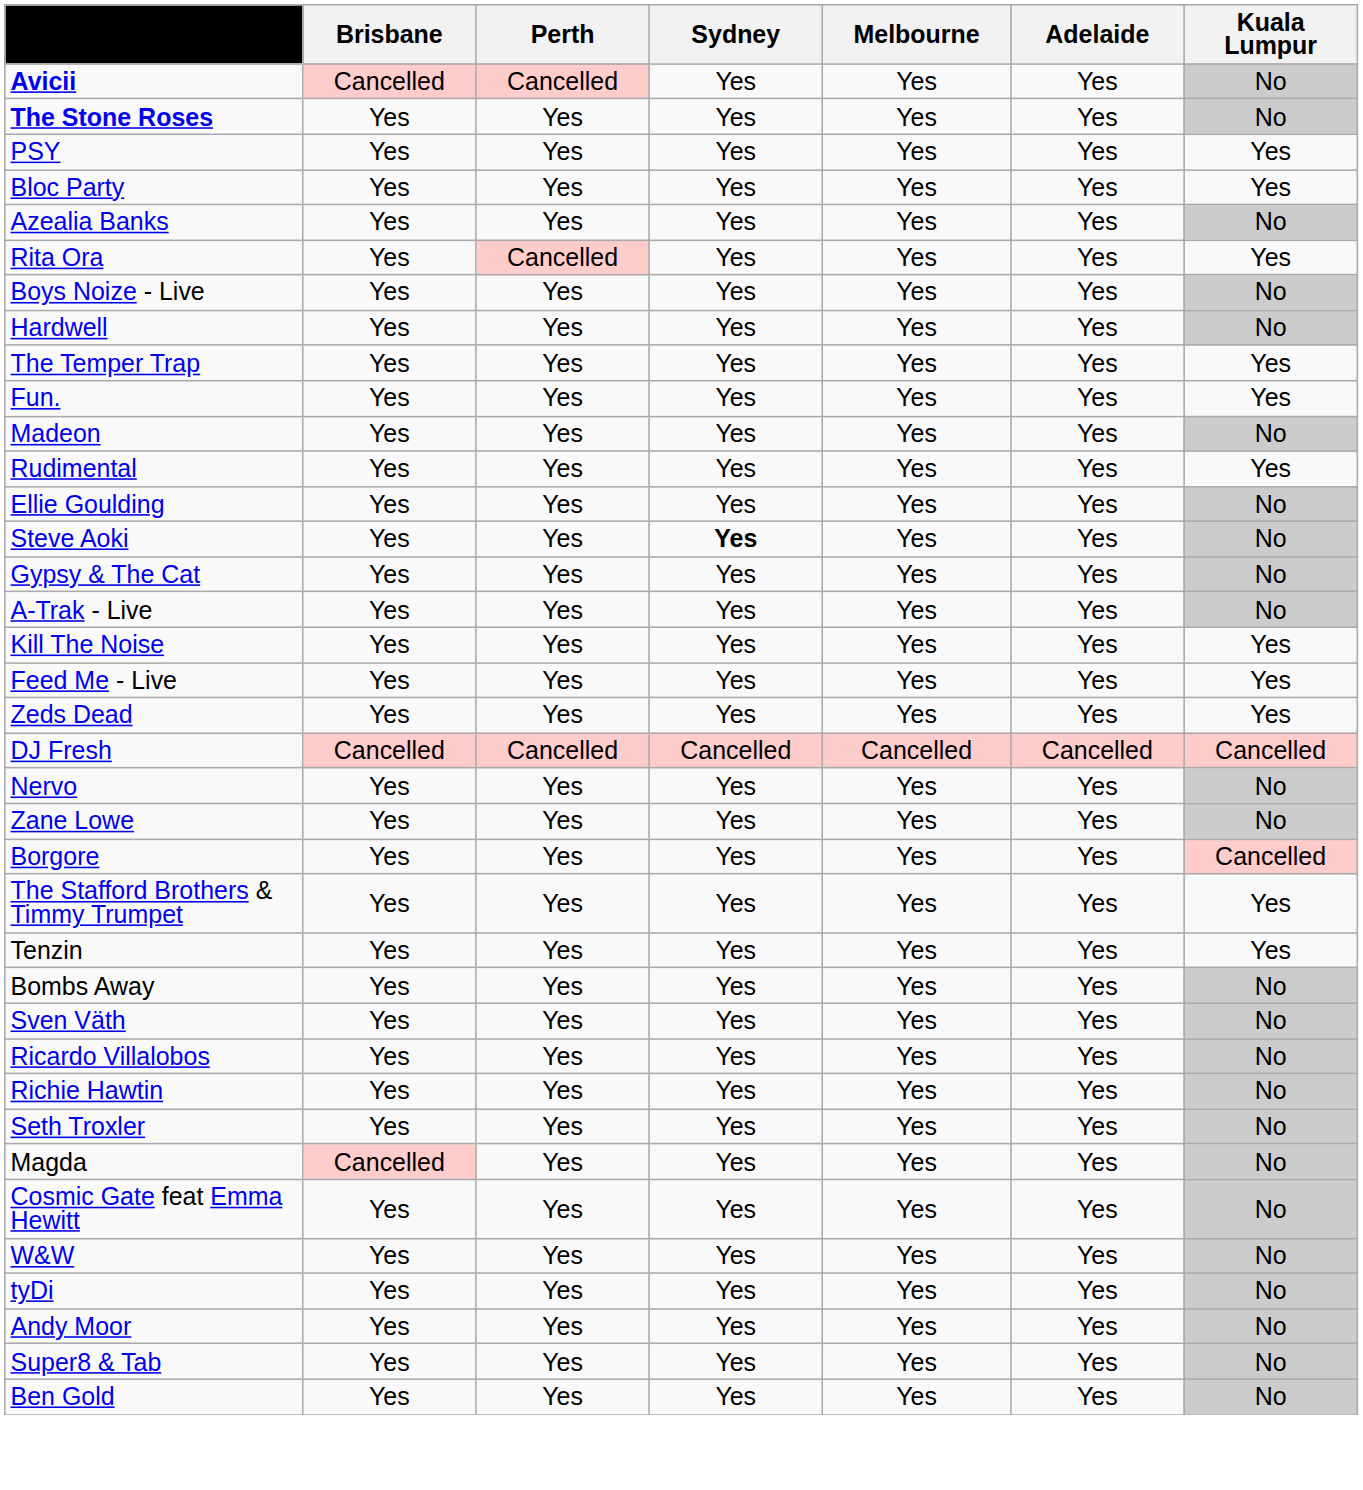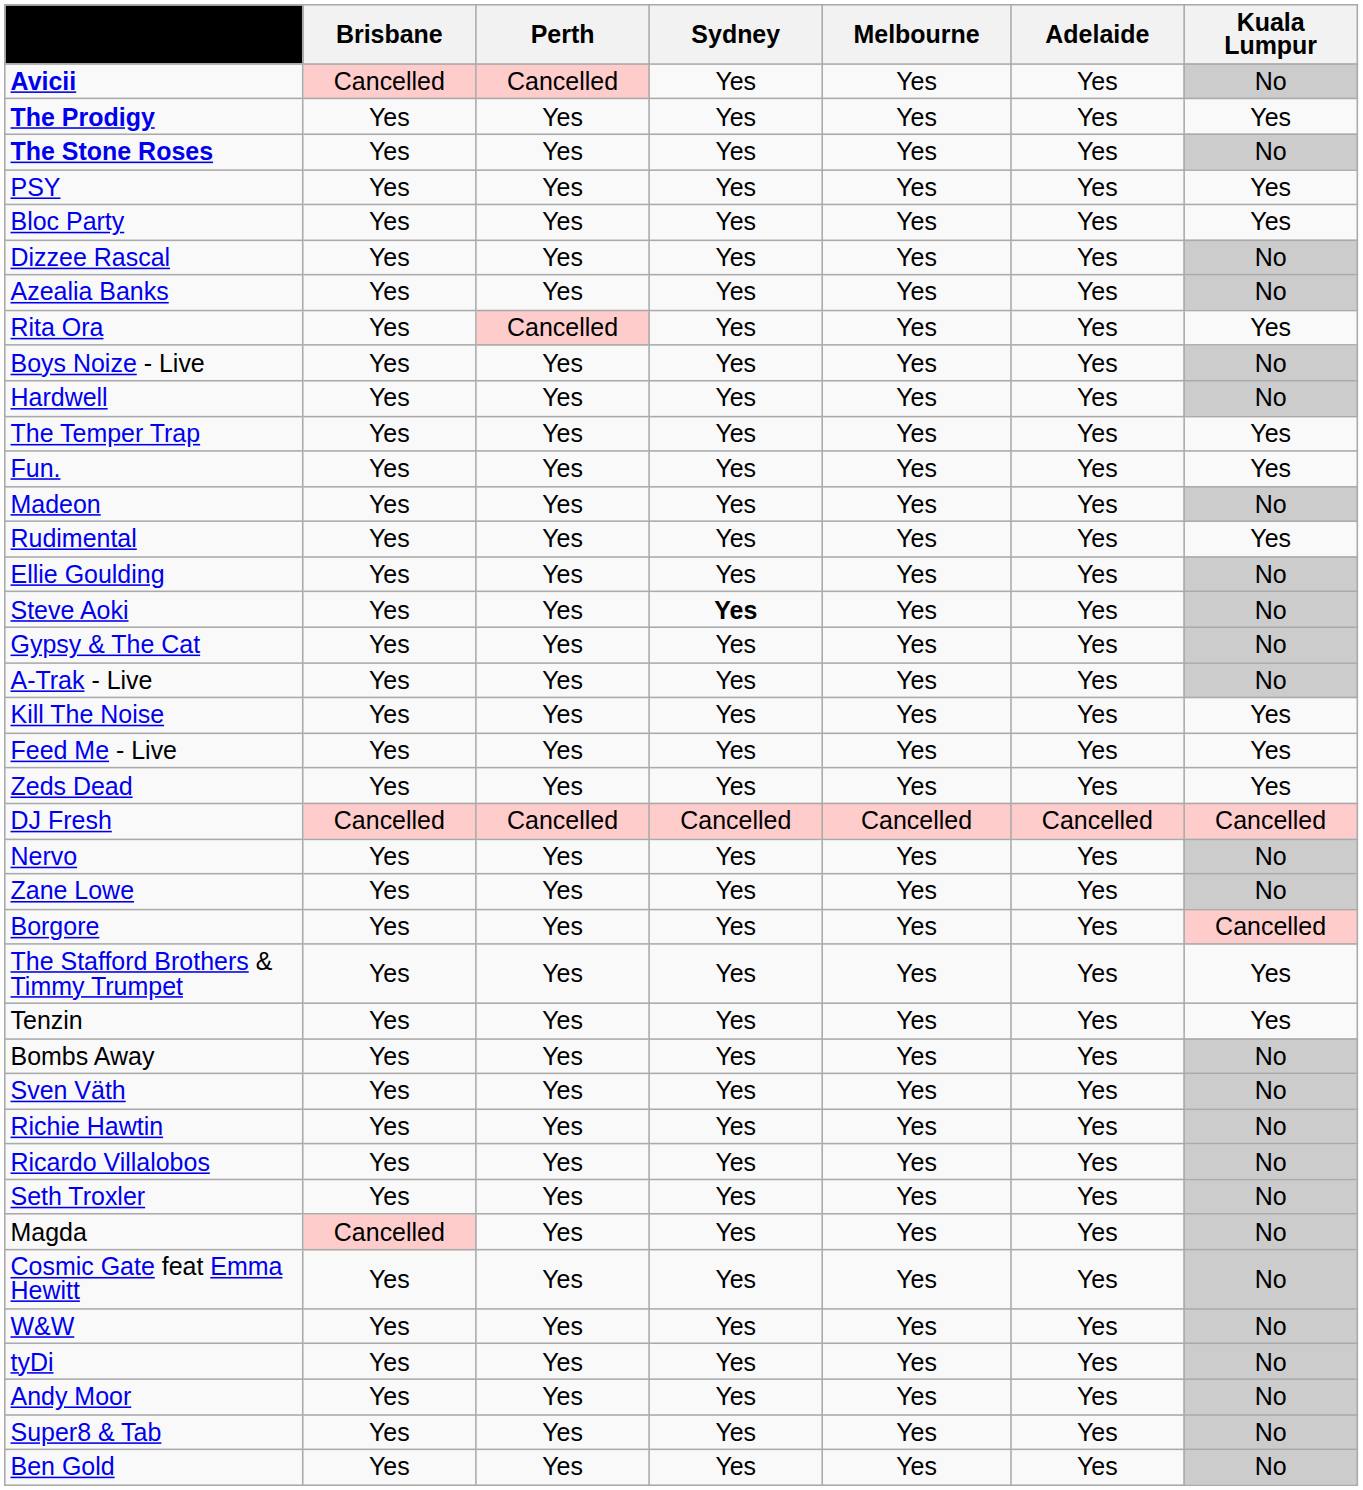+ row: (83, 116)
+ row: (90, 257)
rows swapped: (87, 1091) <-> (110, 1056)
